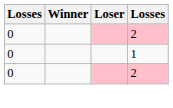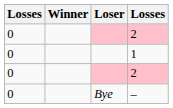+ row: (103, 93)
